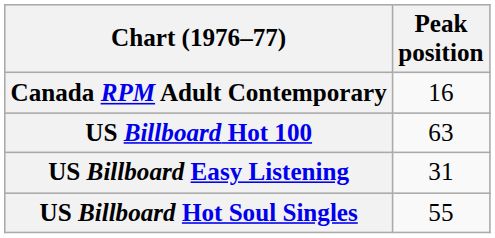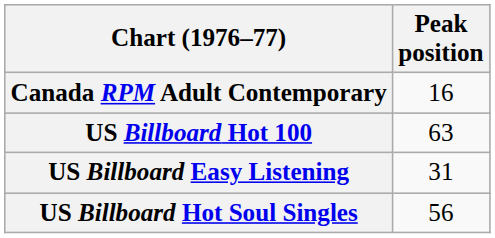(441, 212) 55 -> (441, 212) 56
